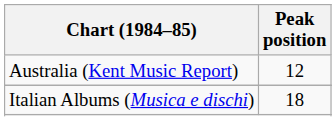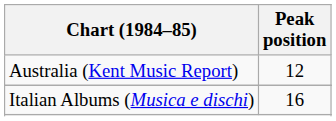(295, 99) 18 -> (295, 99) 16
